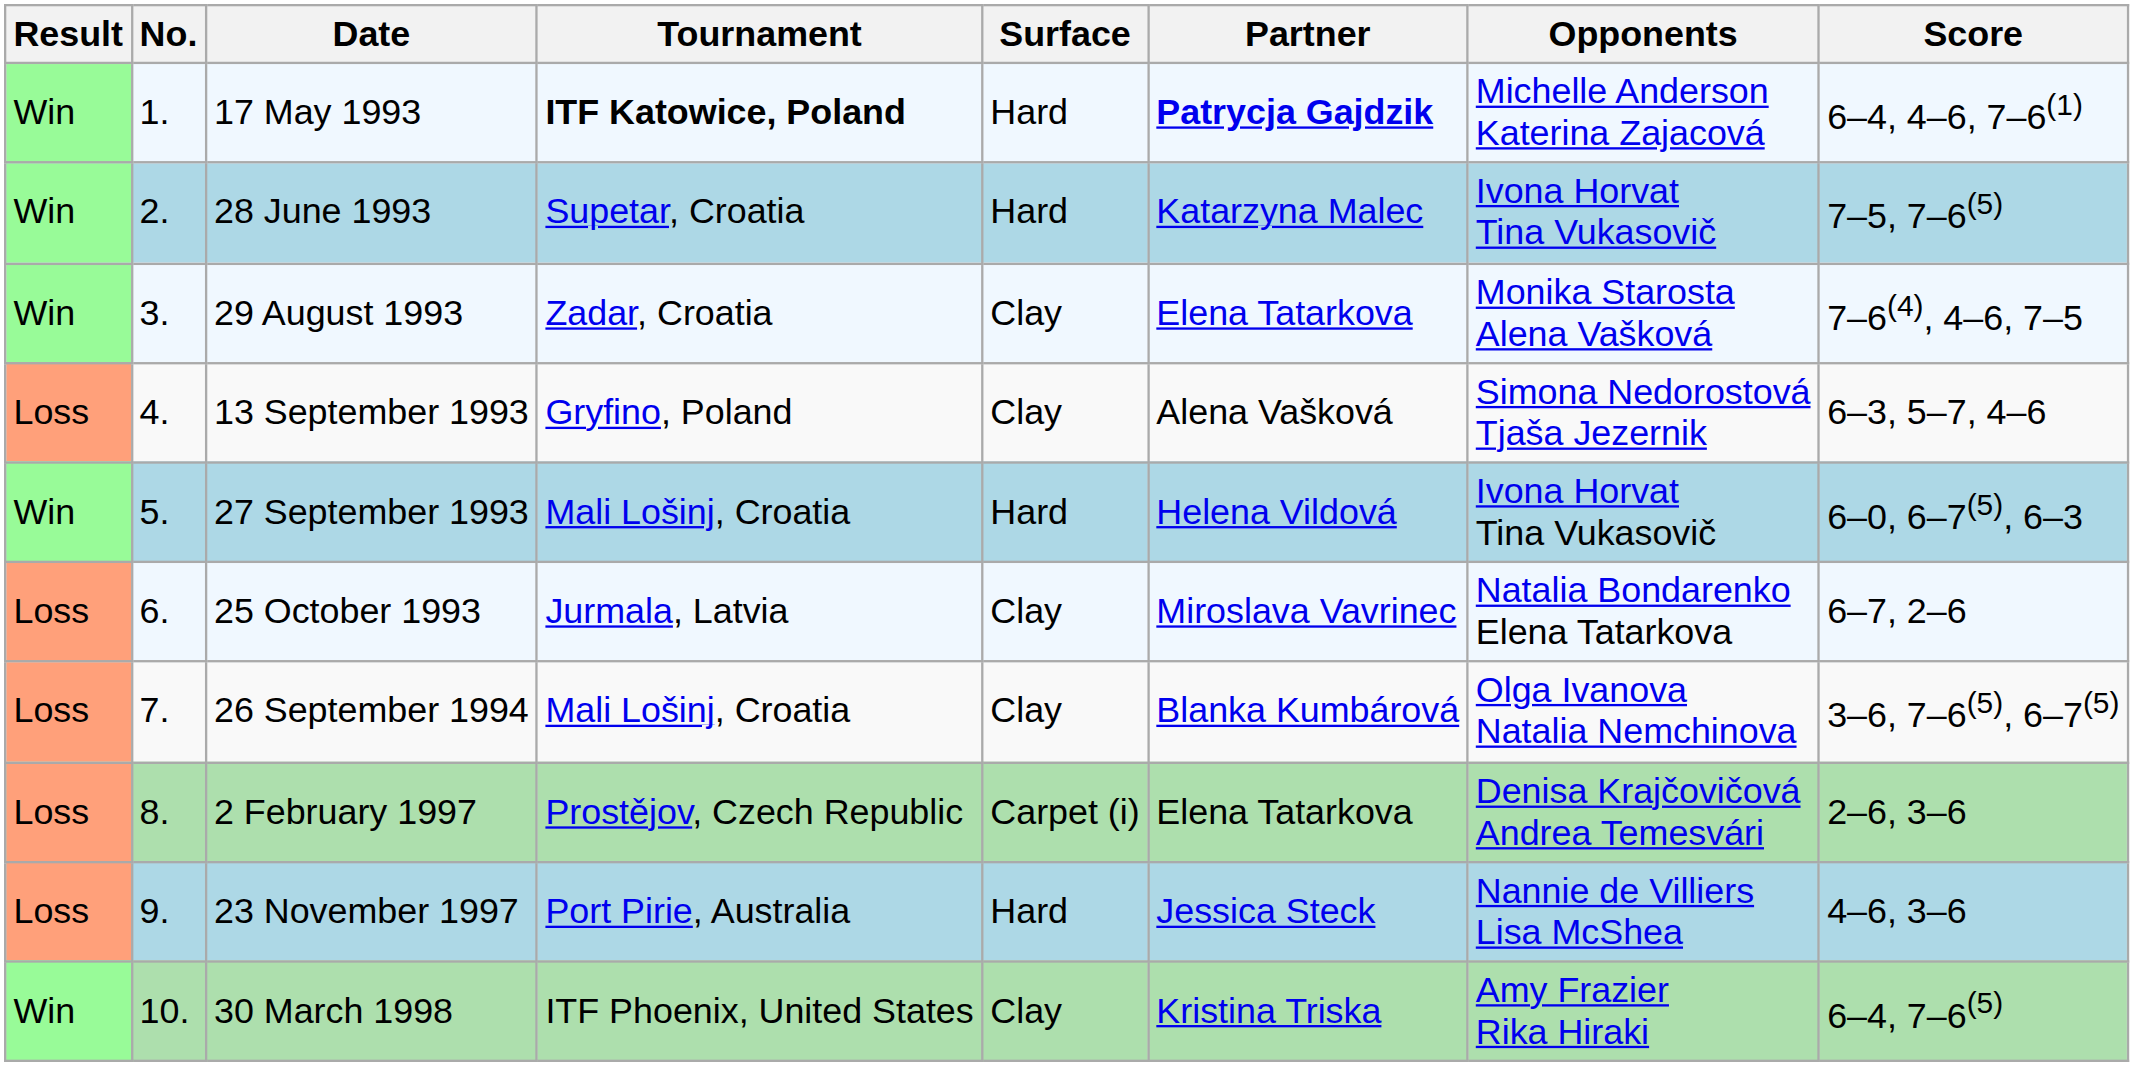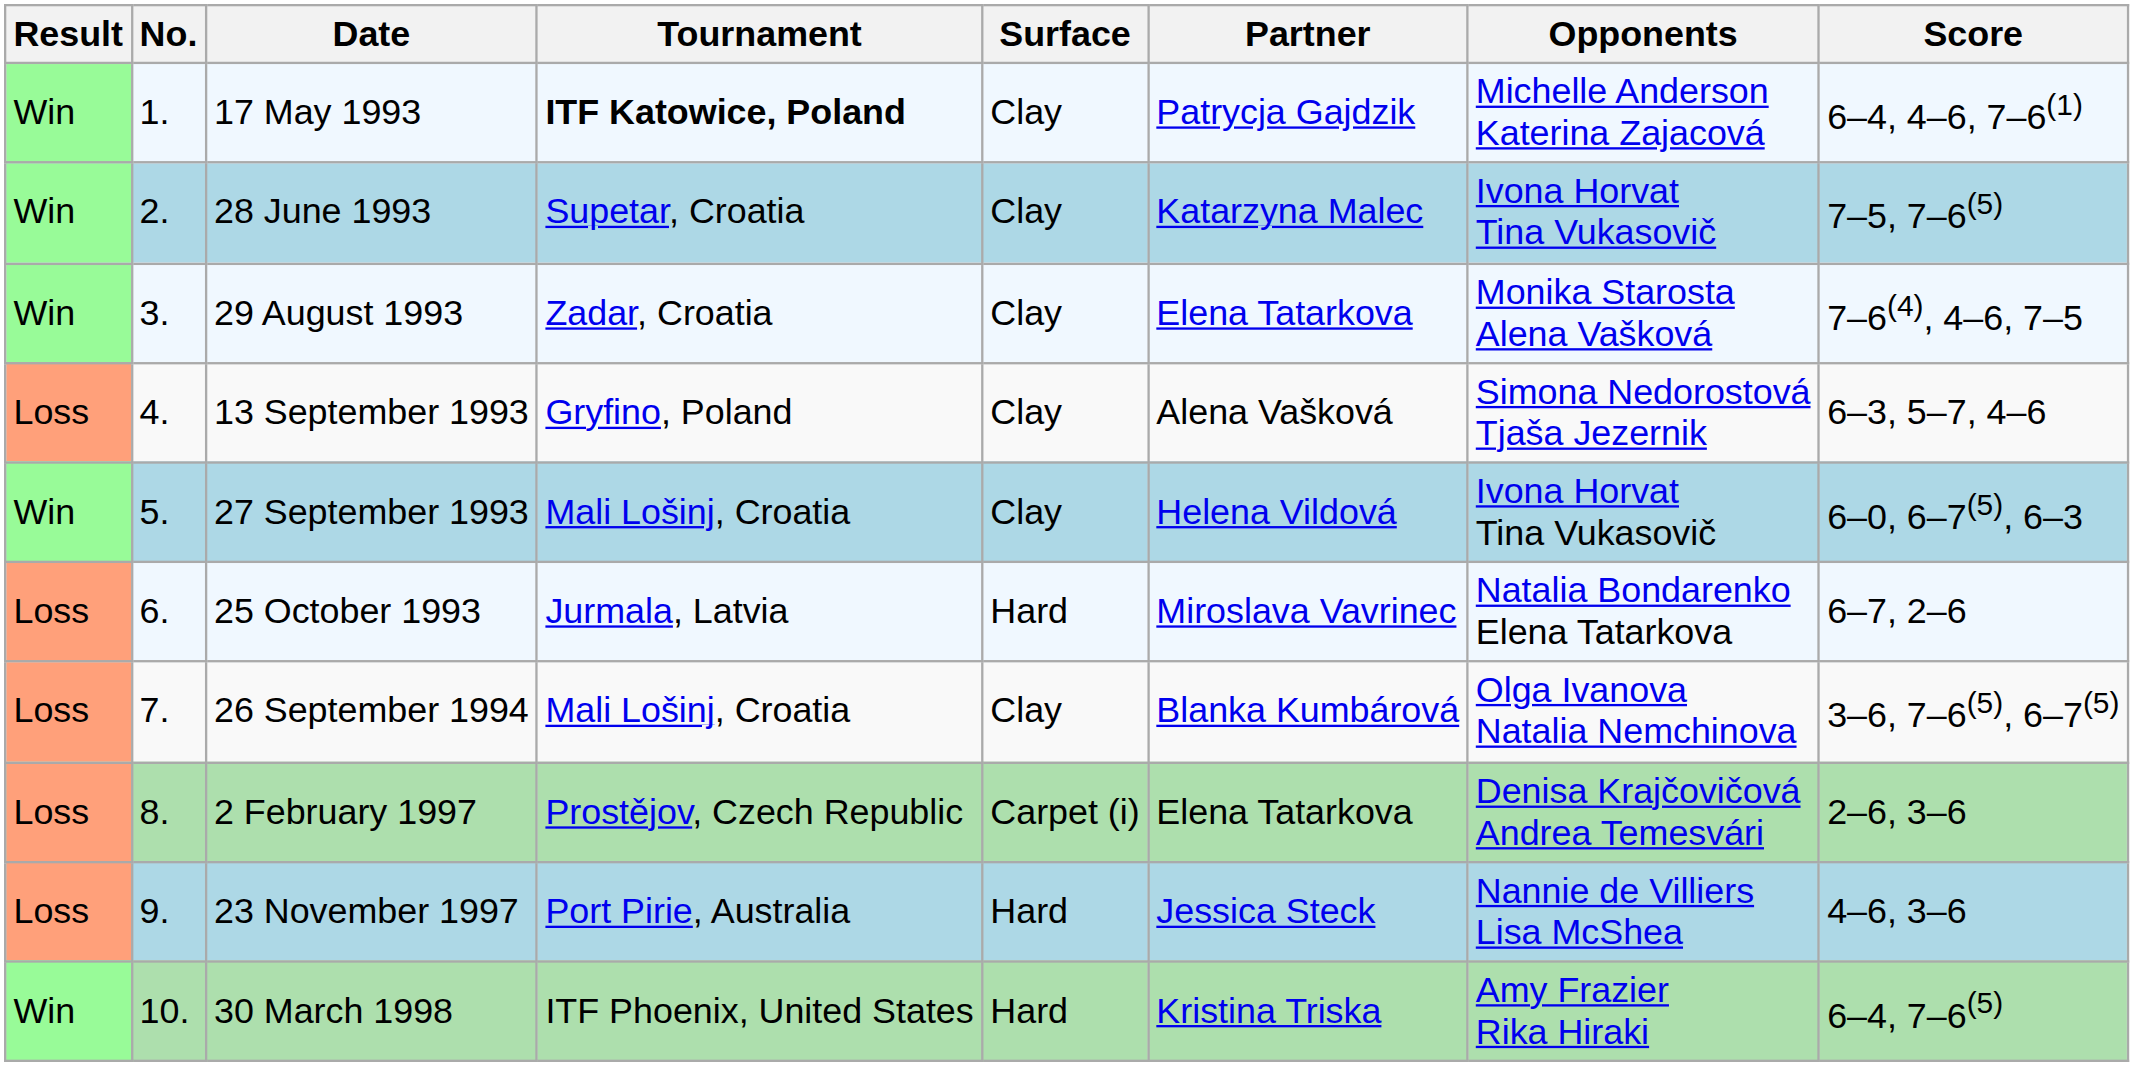(1029, 112) Hard -> (1026, 112) Clay
(1295, 112) bold -> (1286, 112) normal
(1029, 211) Hard -> (1026, 211) Clay
(1029, 511) Hard -> (1026, 511) Clay
(1026, 610) Clay -> (1029, 610) Hard
(1026, 1009) Clay -> (1029, 1009) Hard
